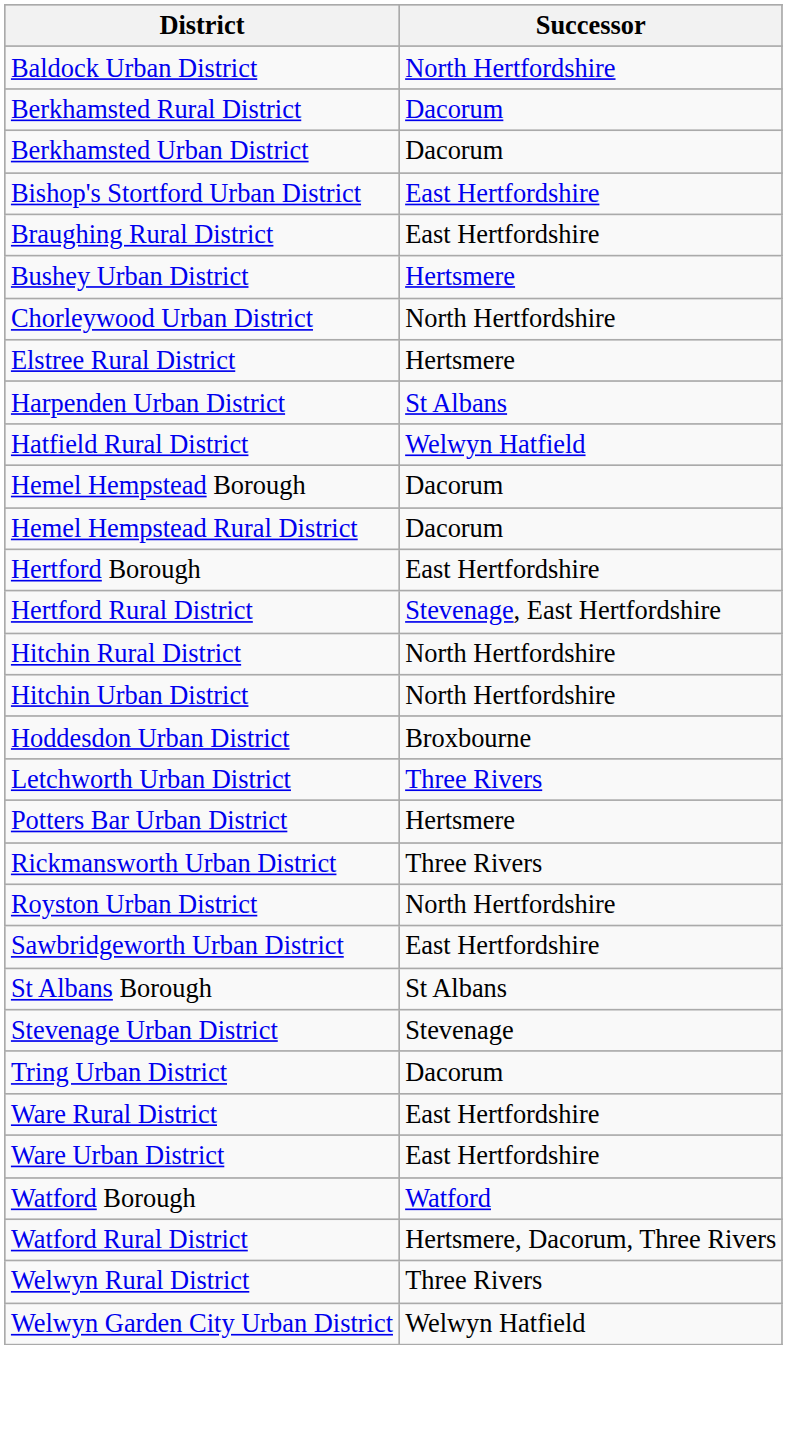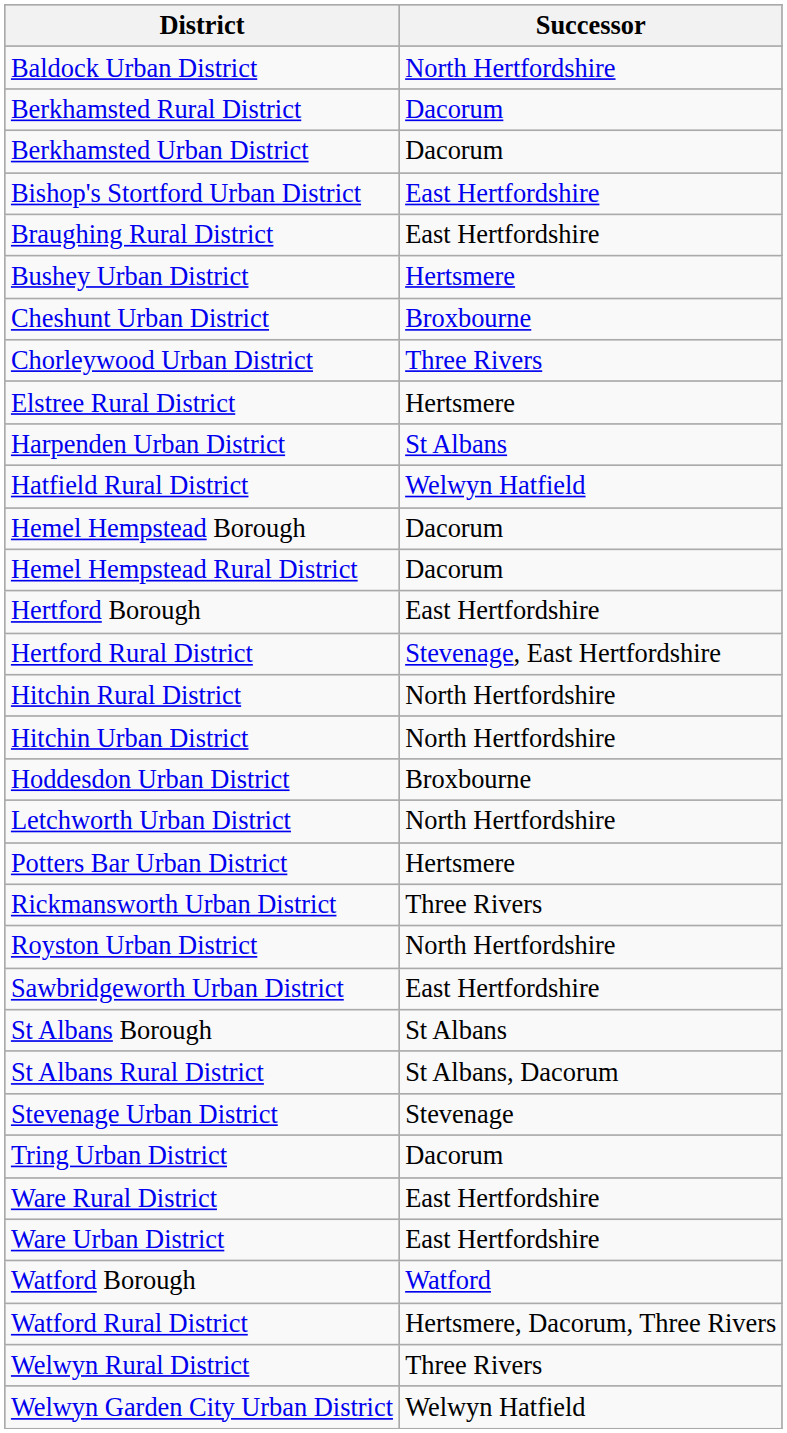+ row: (140, 318)
(510, 318) North Hertfordshire -> (474, 360) Three Rivers
(474, 779) Three Rivers -> (510, 820) North Hertfordshire
+ row: (137, 1072)
